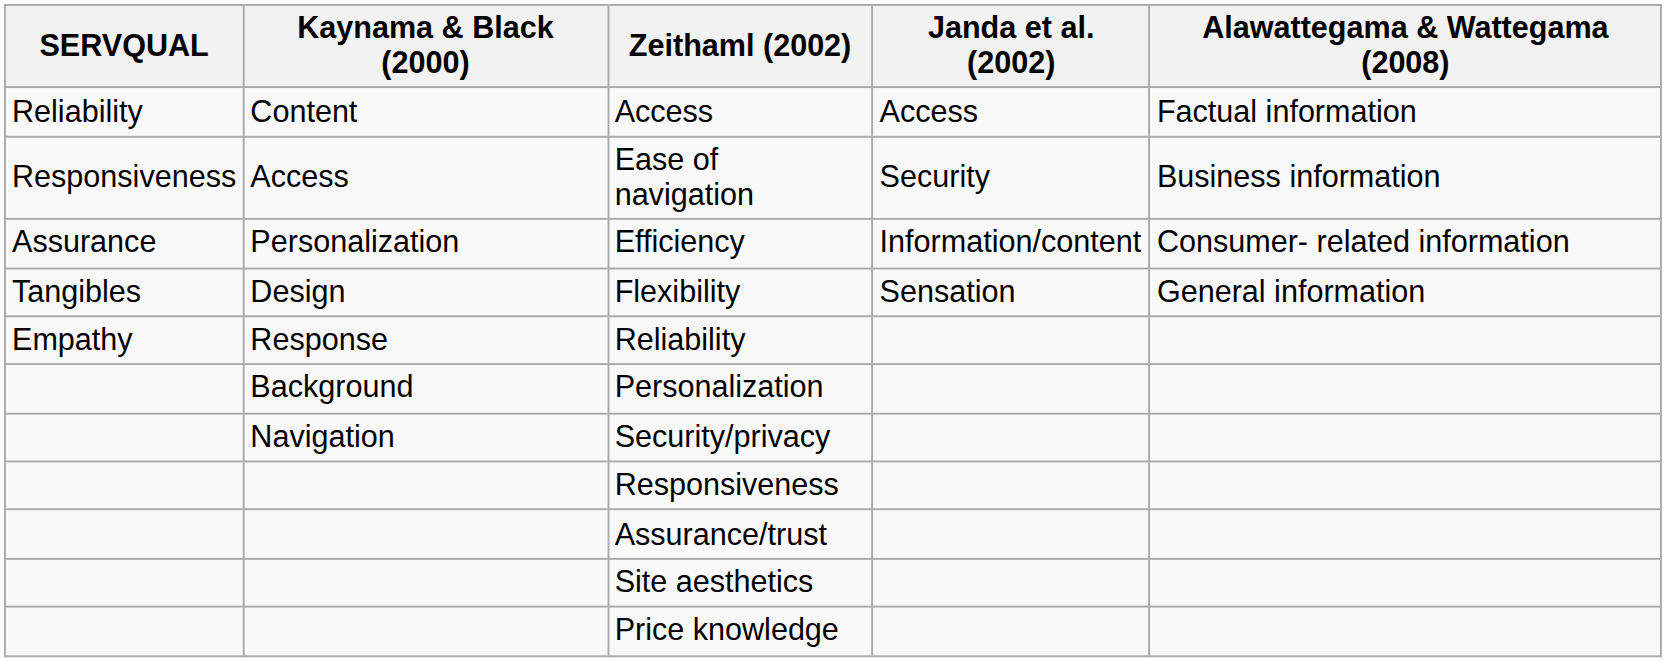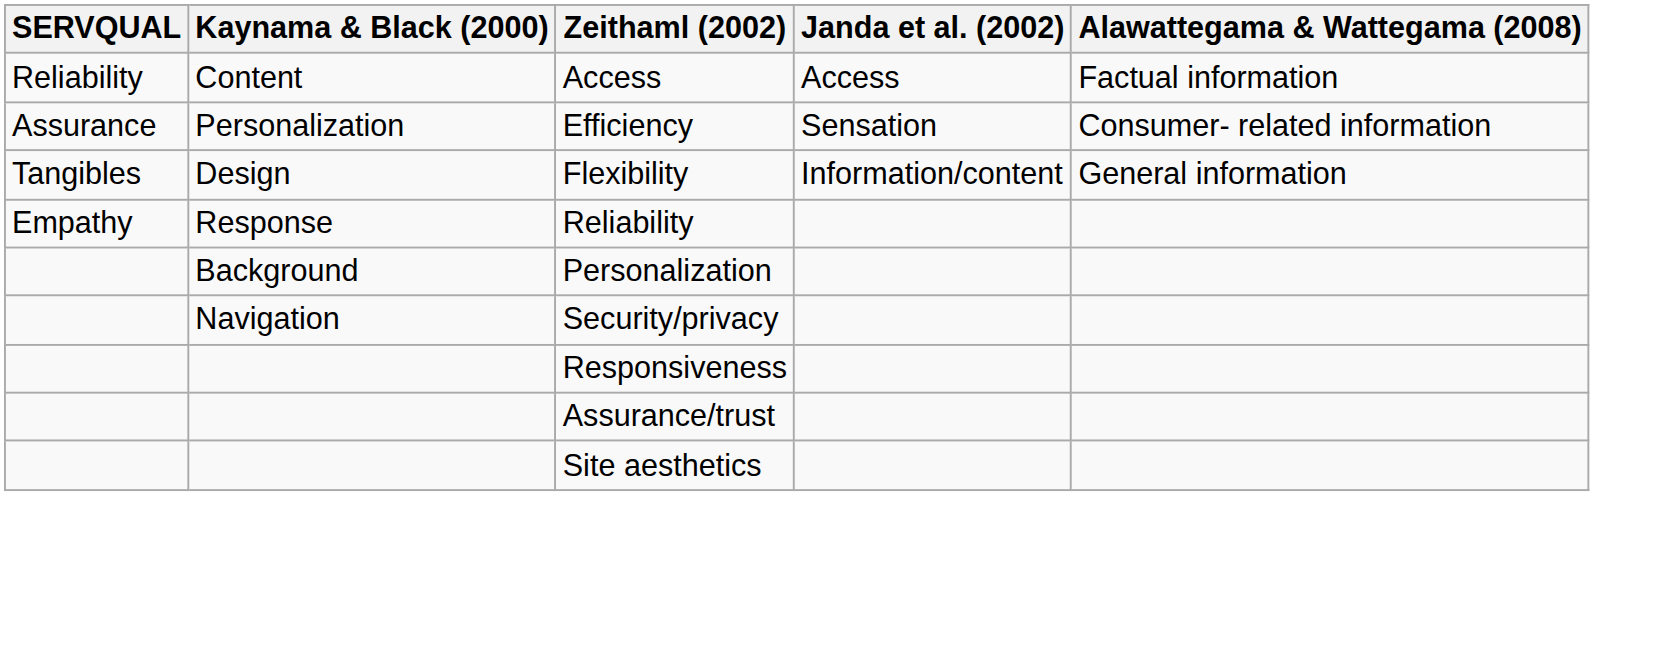- row: (684, 177)
(1010, 242) Information/content -> (869, 125) Sensation
(948, 291) Sensation -> (932, 174) Information/content
- row: (727, 630)
